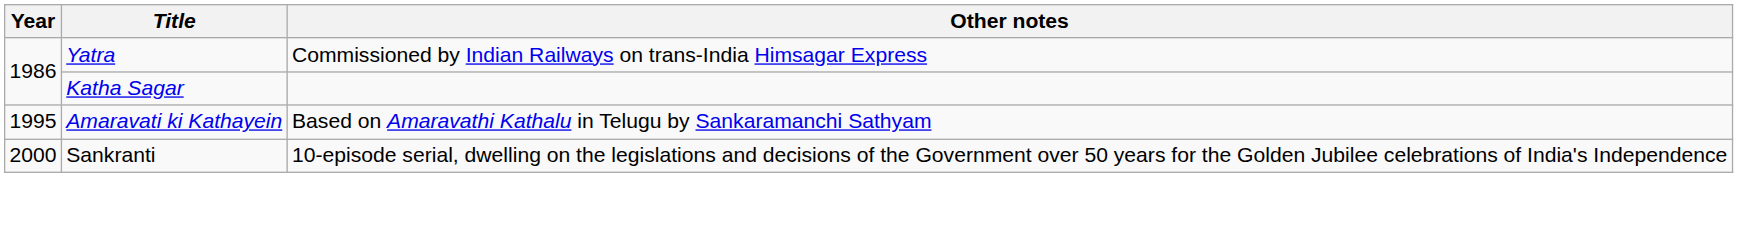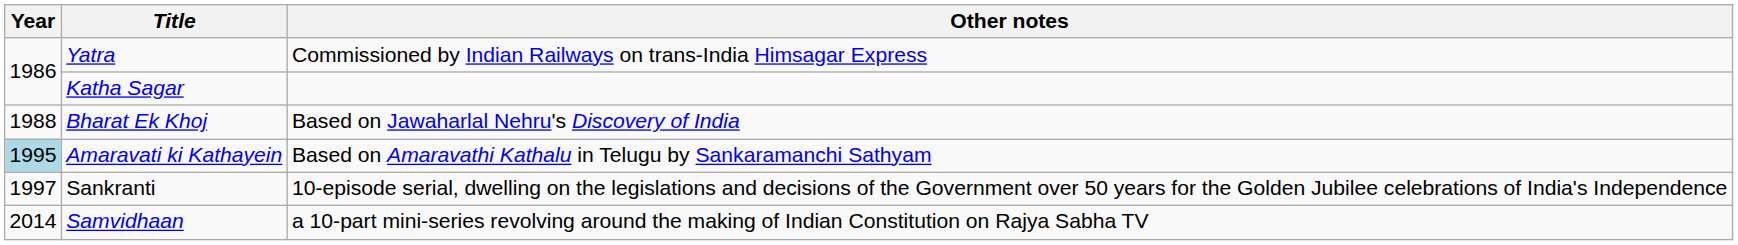+ row: (137, 121)
(33, 121) no background -> (33, 155) lightblue background
(33, 155) 2000 -> (33, 188) 1997
+ row: (125, 222)
